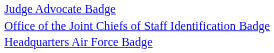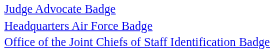rows swapped: (137, 25) <-> (78, 42)
